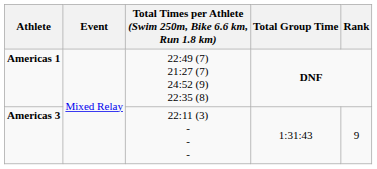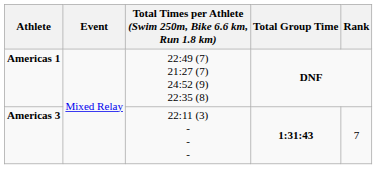(296, 135) normal -> (296, 135) bold
(356, 135) 9 -> (356, 135) 7
